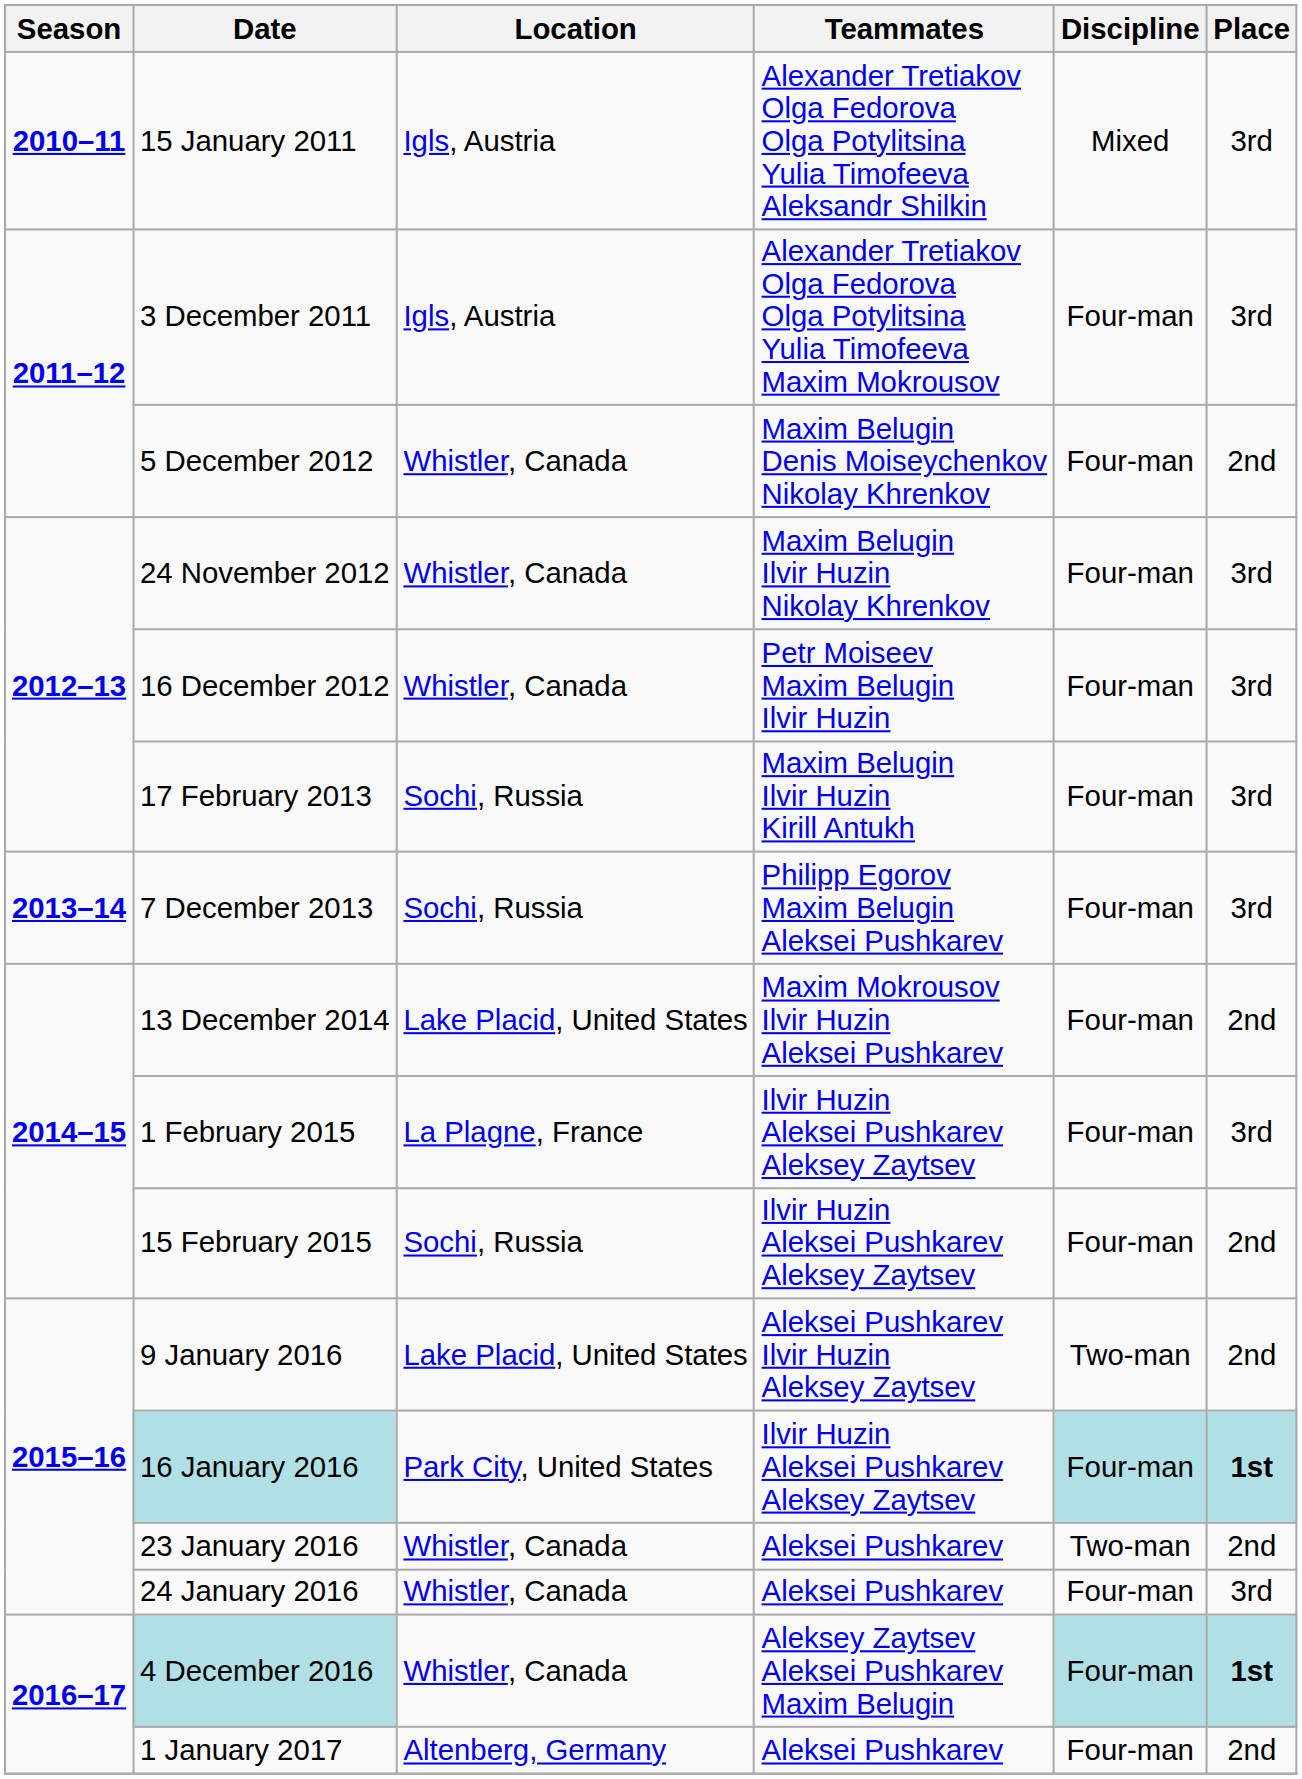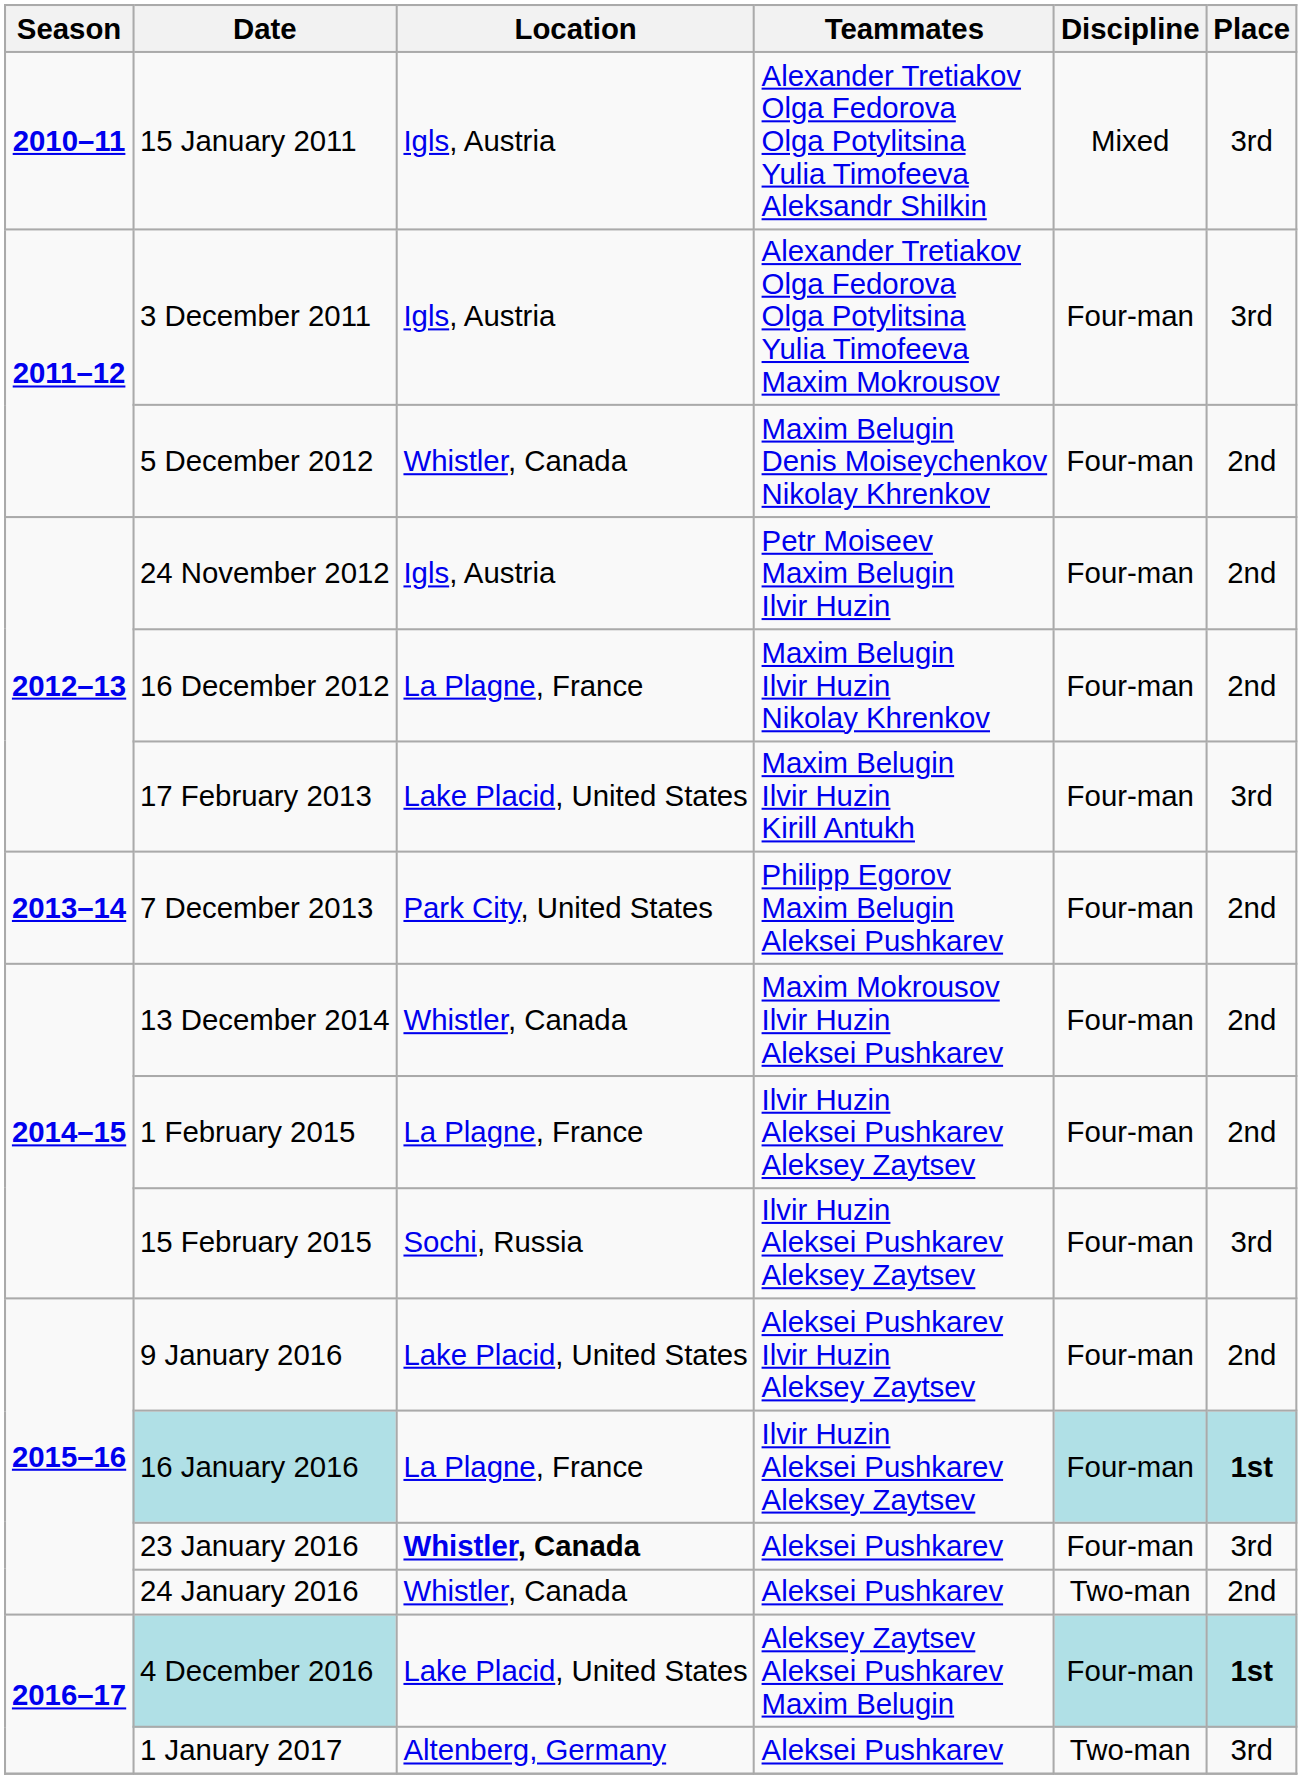(515, 573) Whistler, Canada -> (479, 573) Igls, Austria
(876, 573) Maxim Belugin Ilvir Huzin Nikolay Khrenkov -> (858, 573) Petr Moiseev Maxim Belugin Ilvir Huzin
(1252, 573) 3rd -> (1252, 573) 2nd
(515, 685) Whistler, Canada -> (523, 685) La Plagne, France
(858, 685) Petr Moiseev Maxim Belugin Ilvir Huzin -> (876, 685) Maxim Belugin Ilvir Huzin Nikolay Khrenkov
(1252, 685) 3rd -> (1252, 685) 2nd
(493, 797) Sochi, Russia -> (576, 797) Lake Placid, United States
(493, 908) Sochi, Russia -> (558, 908) Park City, United States
(1252, 908) 3rd -> (1252, 908) 2nd
(576, 1020) Lake Placid, United States -> (515, 1020) Whistler, Canada
(1252, 1132) 3rd -> (1252, 1132) 2nd
(1252, 1243) 2nd -> (1252, 1243) 3rd
(1130, 1355) Two-man -> (1130, 1355) Four-man
(558, 1467) Park City, United States -> (523, 1467) La Plagne, France
(515, 1546) normal -> (522, 1546) bold
(1130, 1546) Two-man -> (1130, 1546) Four-man
(1252, 1546) 2nd -> (1252, 1546) 3rd
(1130, 1592) Four-man -> (1130, 1592) Two-man
(1252, 1592) 3rd -> (1252, 1592) 2nd
(515, 1671) Whistler, Canada -> (576, 1671) Lake Placid, United States
(1130, 1750) Four-man -> (1130, 1750) Two-man
(1252, 1750) 2nd -> (1252, 1750) 3rd
